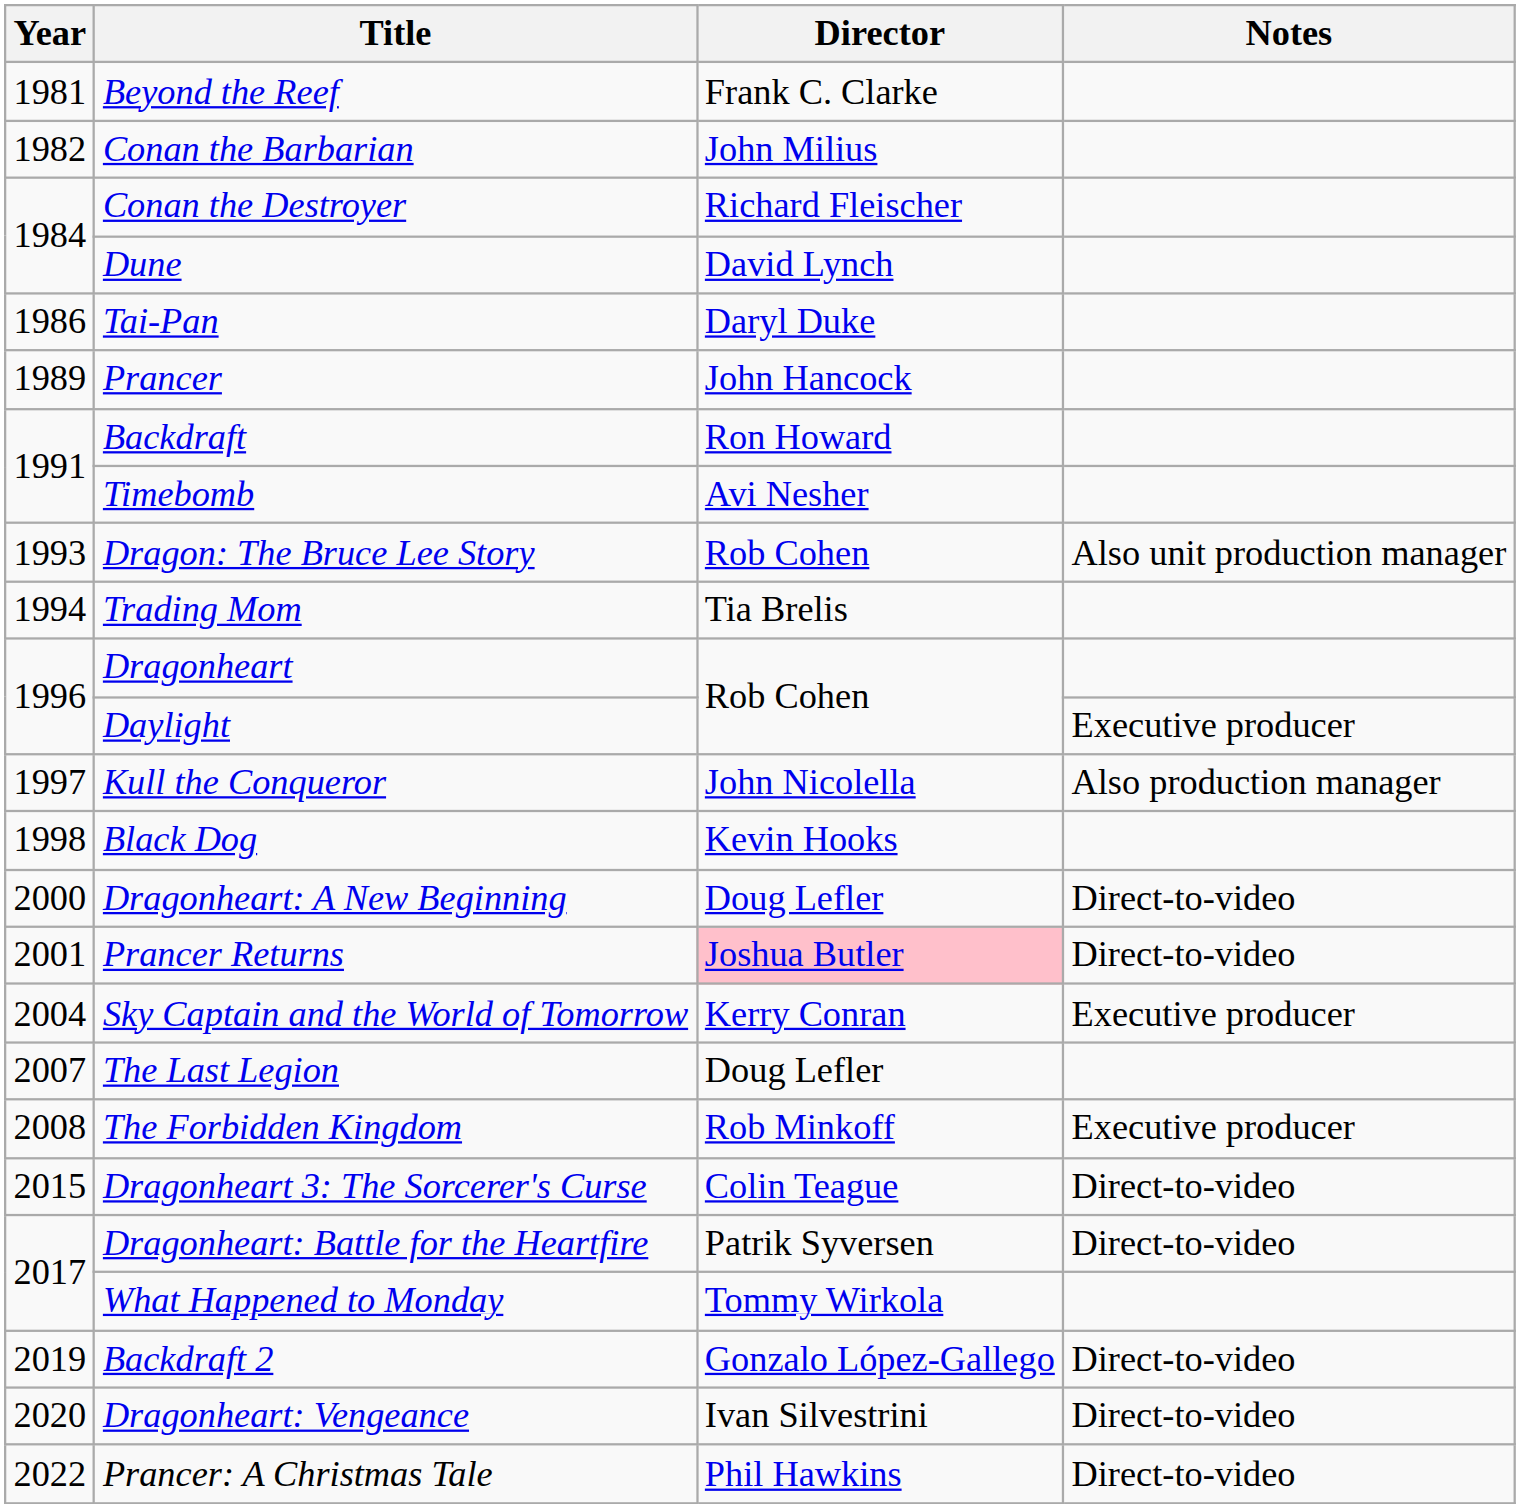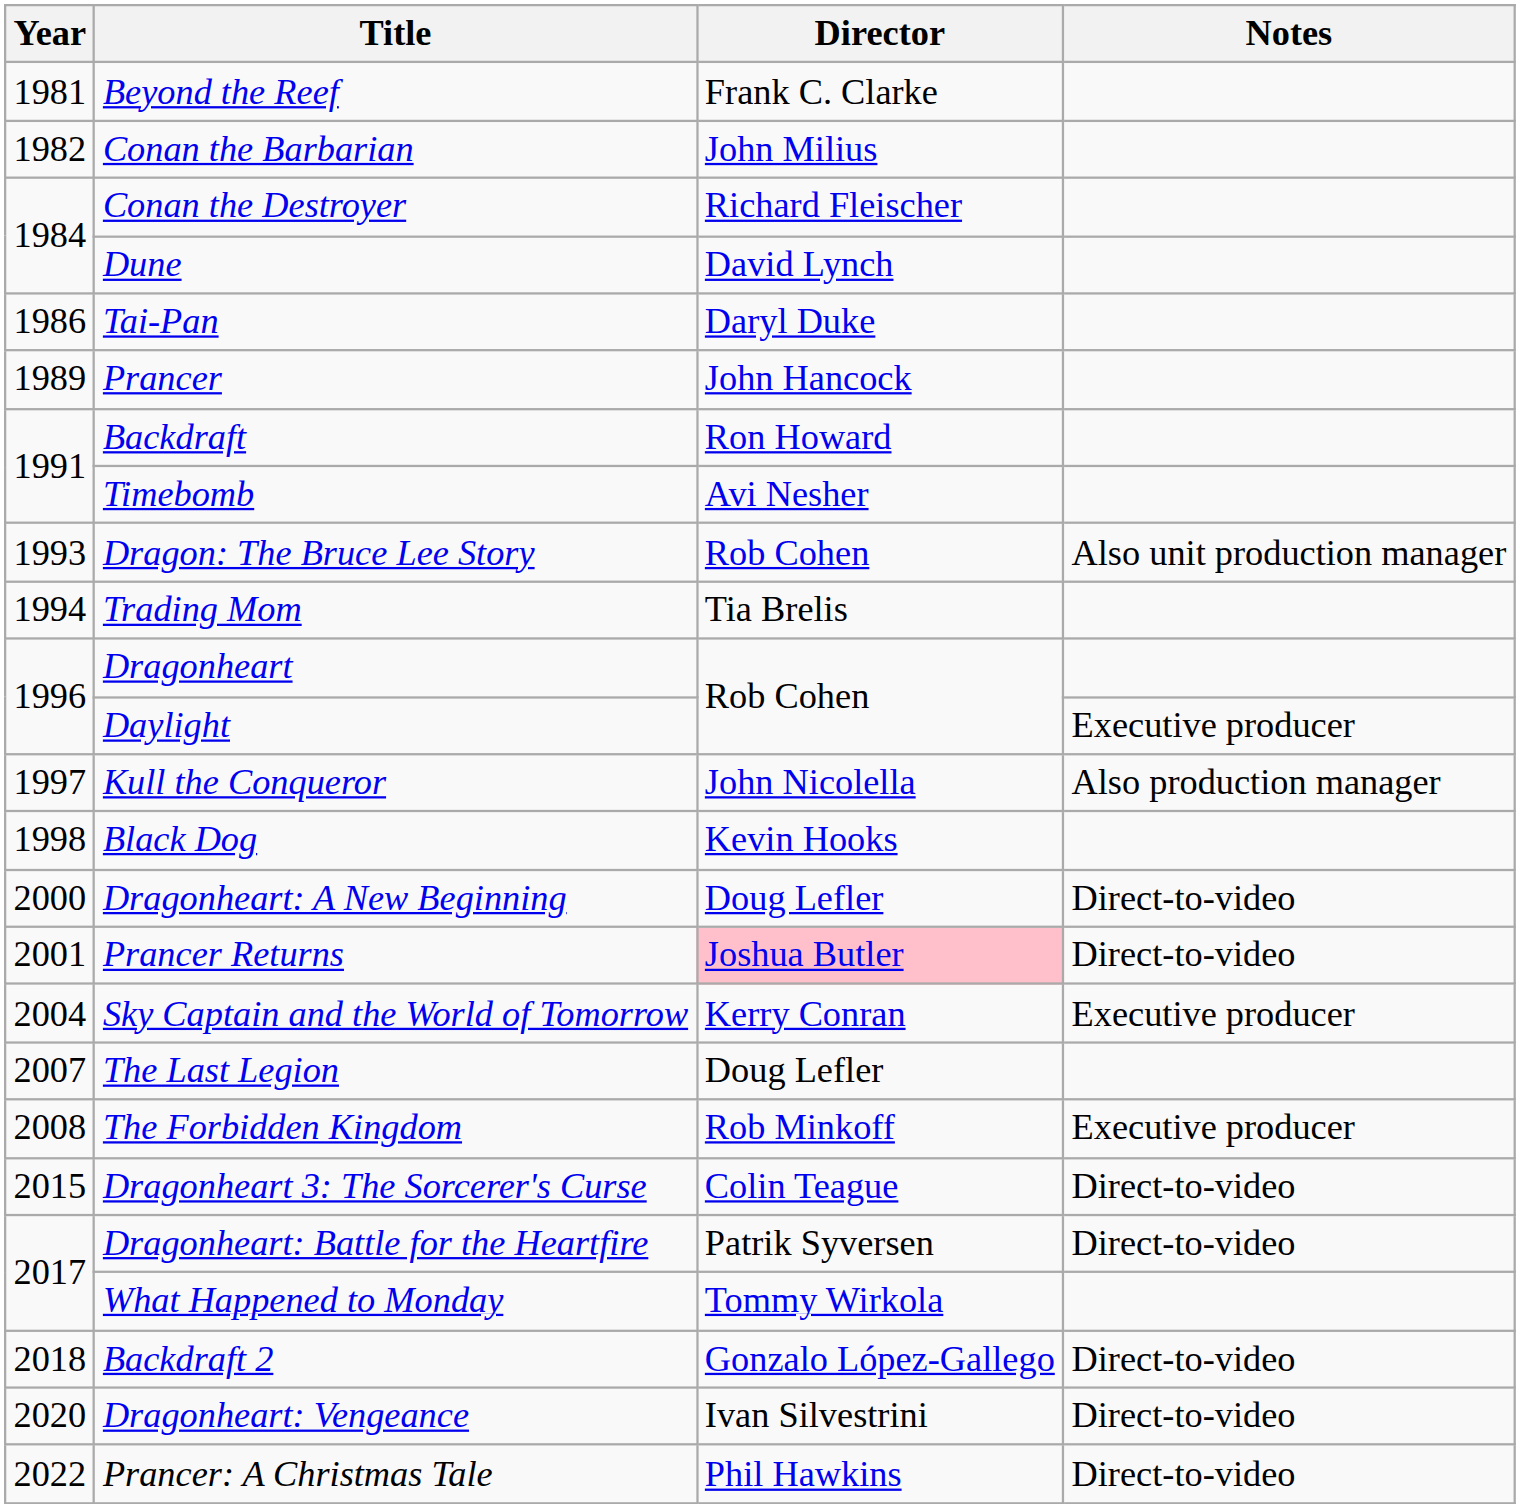(50, 1358) 2019 -> (50, 1358) 2018
